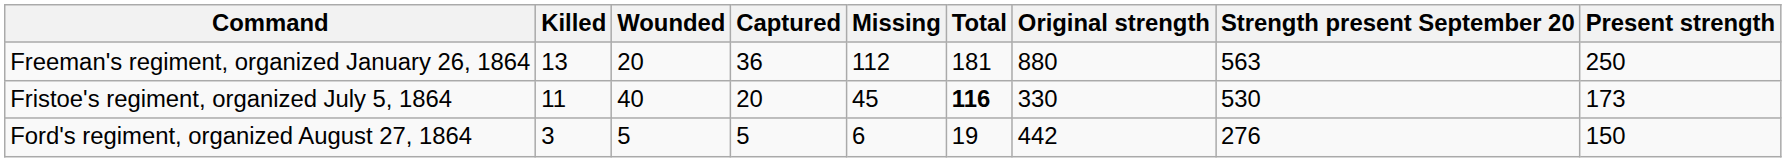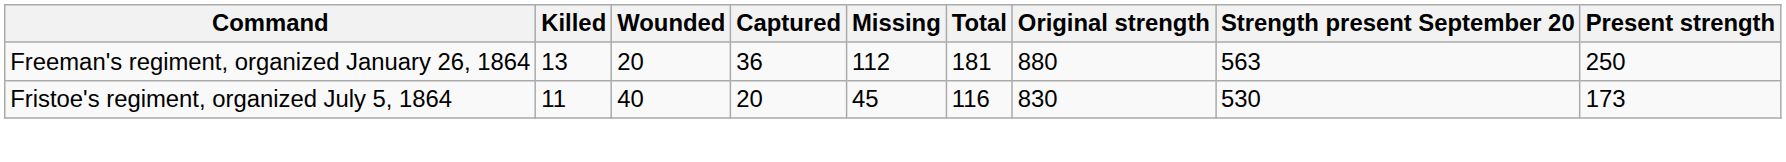(971, 99) bold -> (971, 99) normal
(1038, 99) 330 -> (1038, 99) 830
- row: (241, 136)
